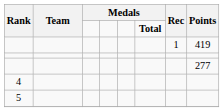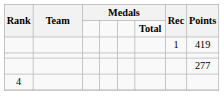- row: (19, 98)
